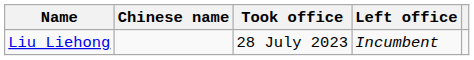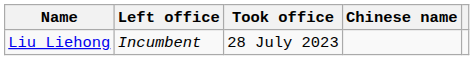columns swapped: (173, 17) <-> (406, 17)
